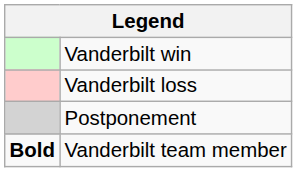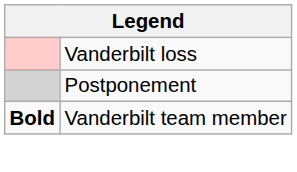- row: (128, 54)
